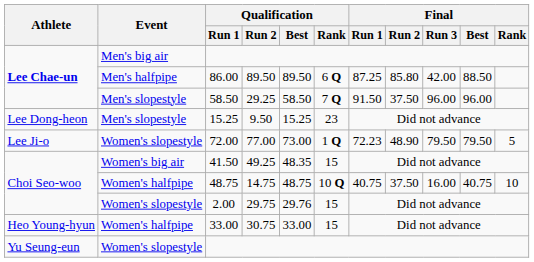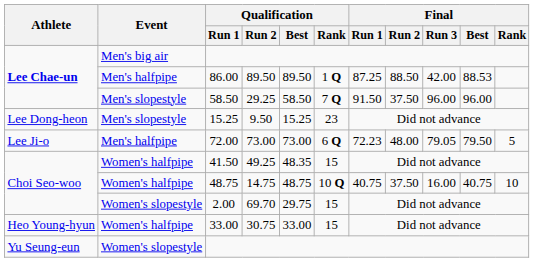(331, 77) 6 Q -> (331, 77) 1 Q
(404, 77) 85.80 -> (404, 77) 88.50
(477, 77) 88.50 -> (477, 77) 88.53
(152, 141) Women's slopestyle -> (139, 141) Men's halfpipe
(261, 141) 77.00 -> (261, 141) 73.00
(331, 141) 1 Q -> (331, 141) 6 Q
(404, 141) 48.90 -> (404, 141) 48.00
(441, 141) 79.50 -> (441, 141) 79.05
(143, 162) Women's big air -> (147, 162) Women's halfpipe
(261, 204) 29.75 -> (261, 204) 69.70
(297, 204) 29.76 -> (297, 204) 29.75
